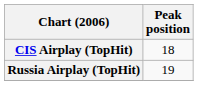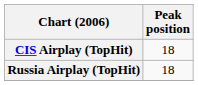(168, 70) 19 -> (168, 70) 18
